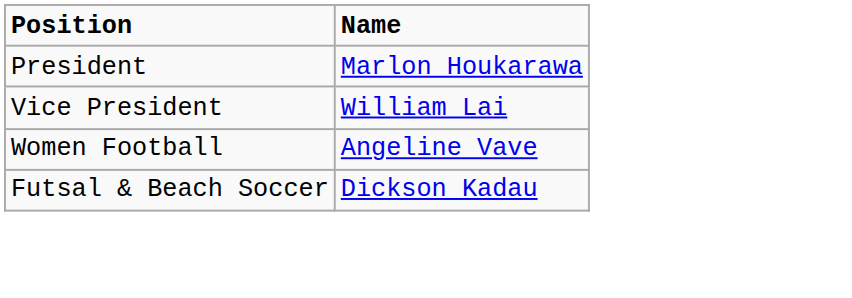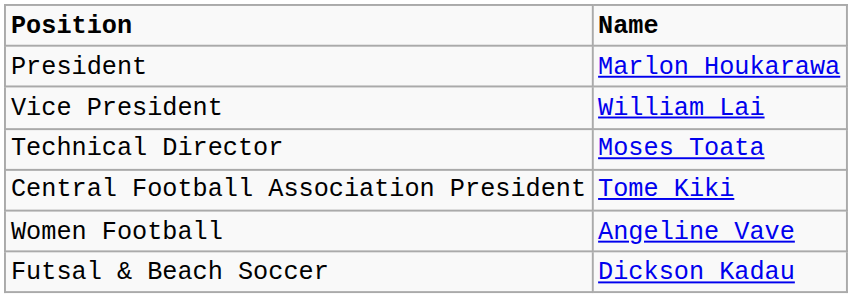+ row: (147, 149)
+ row: (299, 190)
